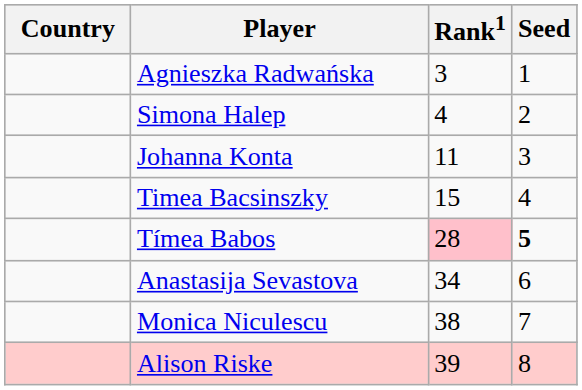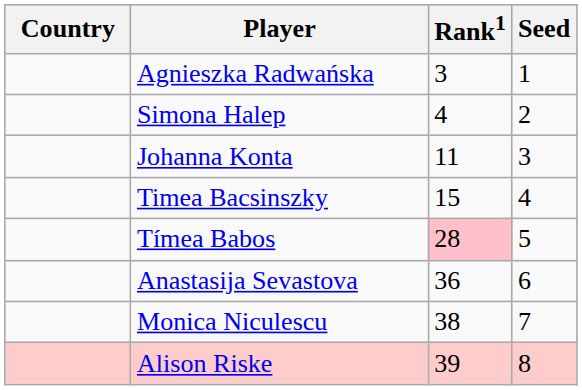(525, 239) bold -> (525, 239) normal
(447, 280) 34 -> (447, 280) 36
